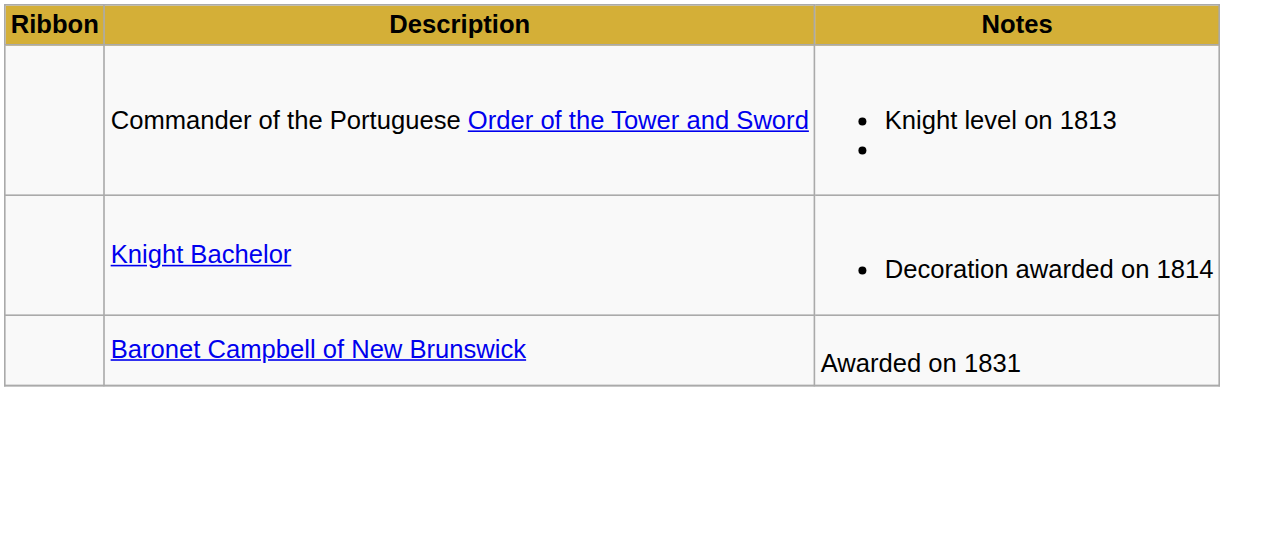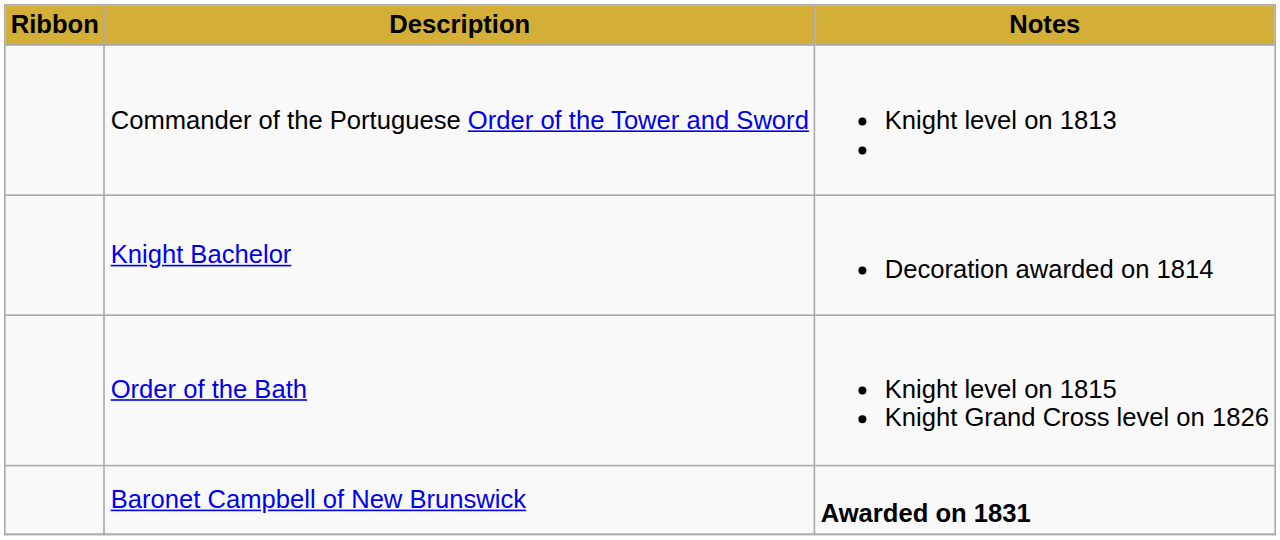+ row: (209, 389)
(921, 364) normal -> (926, 513) bold
